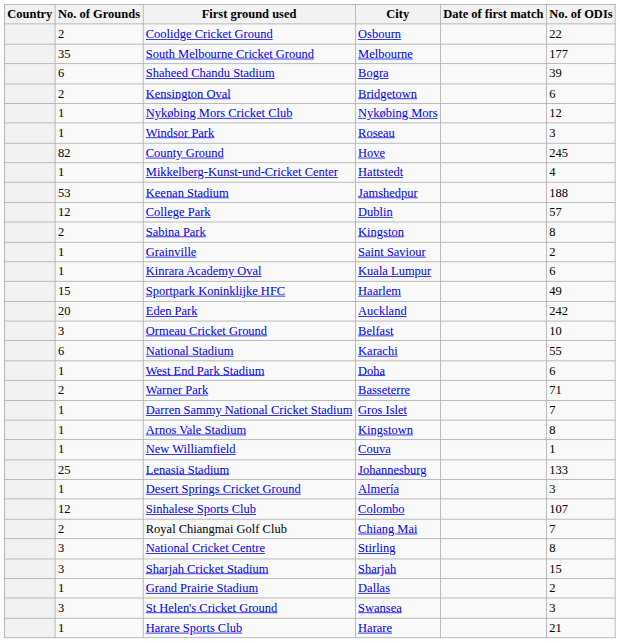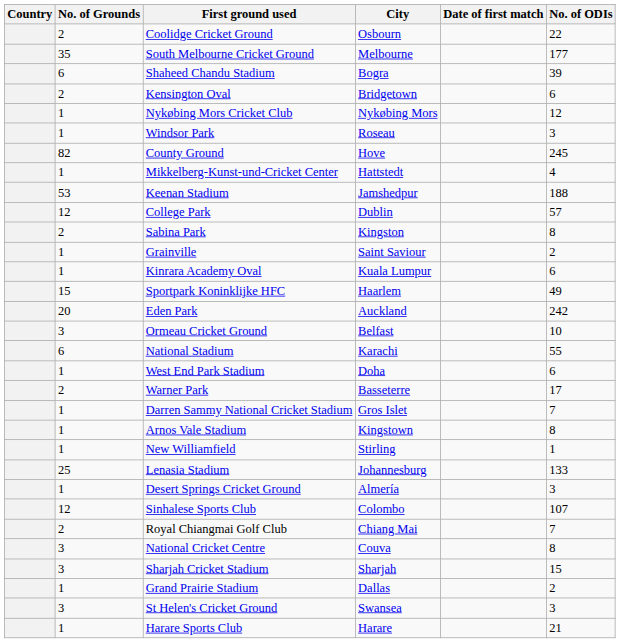(555, 390) 71 -> (555, 390) 17
(374, 449) Couva -> (377, 449) Stirling
(377, 548) Stirling -> (374, 548) Couva
